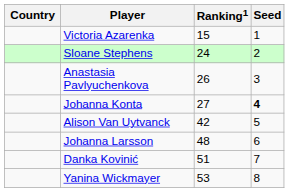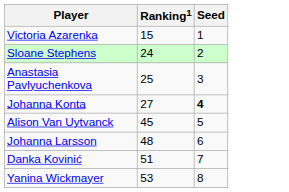- column: (33, 15)
(203, 79) 26 -> (147, 79) 25
(203, 122) 42 -> (147, 122) 45
